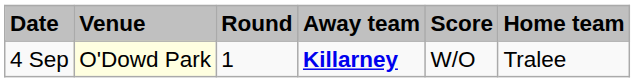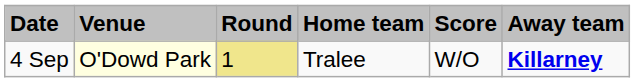columns swapped: (564, 23) <-> (361, 23)
(228, 58) no background -> (228, 58) khaki background
